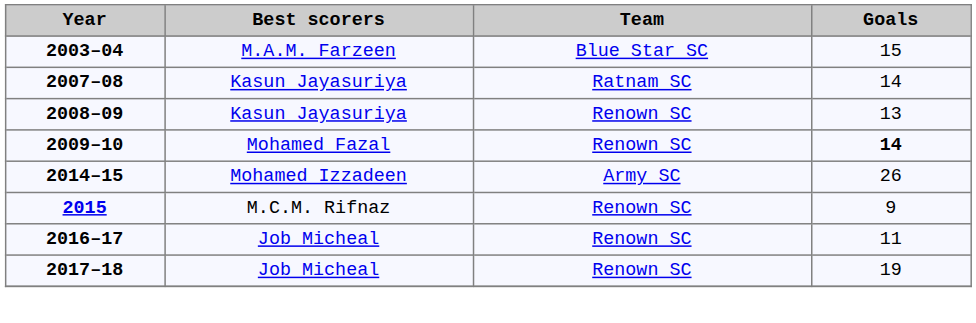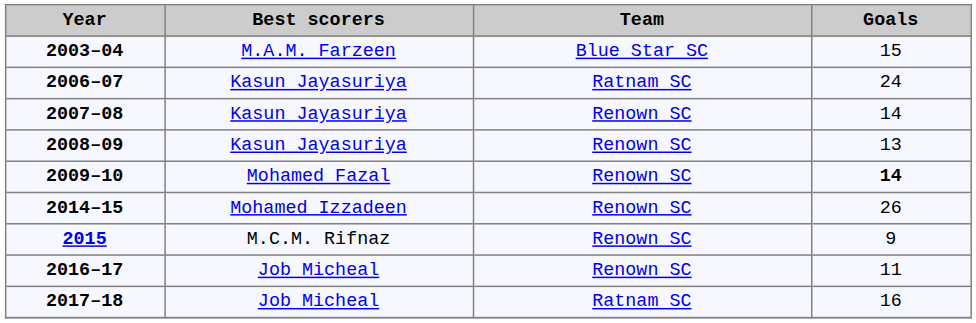+ row: (85, 83)
(642, 83) Ratnam SC -> (642, 114) Renown SC
(642, 177) Army SC -> (642, 208) Renown SC
(642, 271) Renown SC -> (642, 302) Ratnam SC
(891, 271) 19 -> (891, 302) 16
